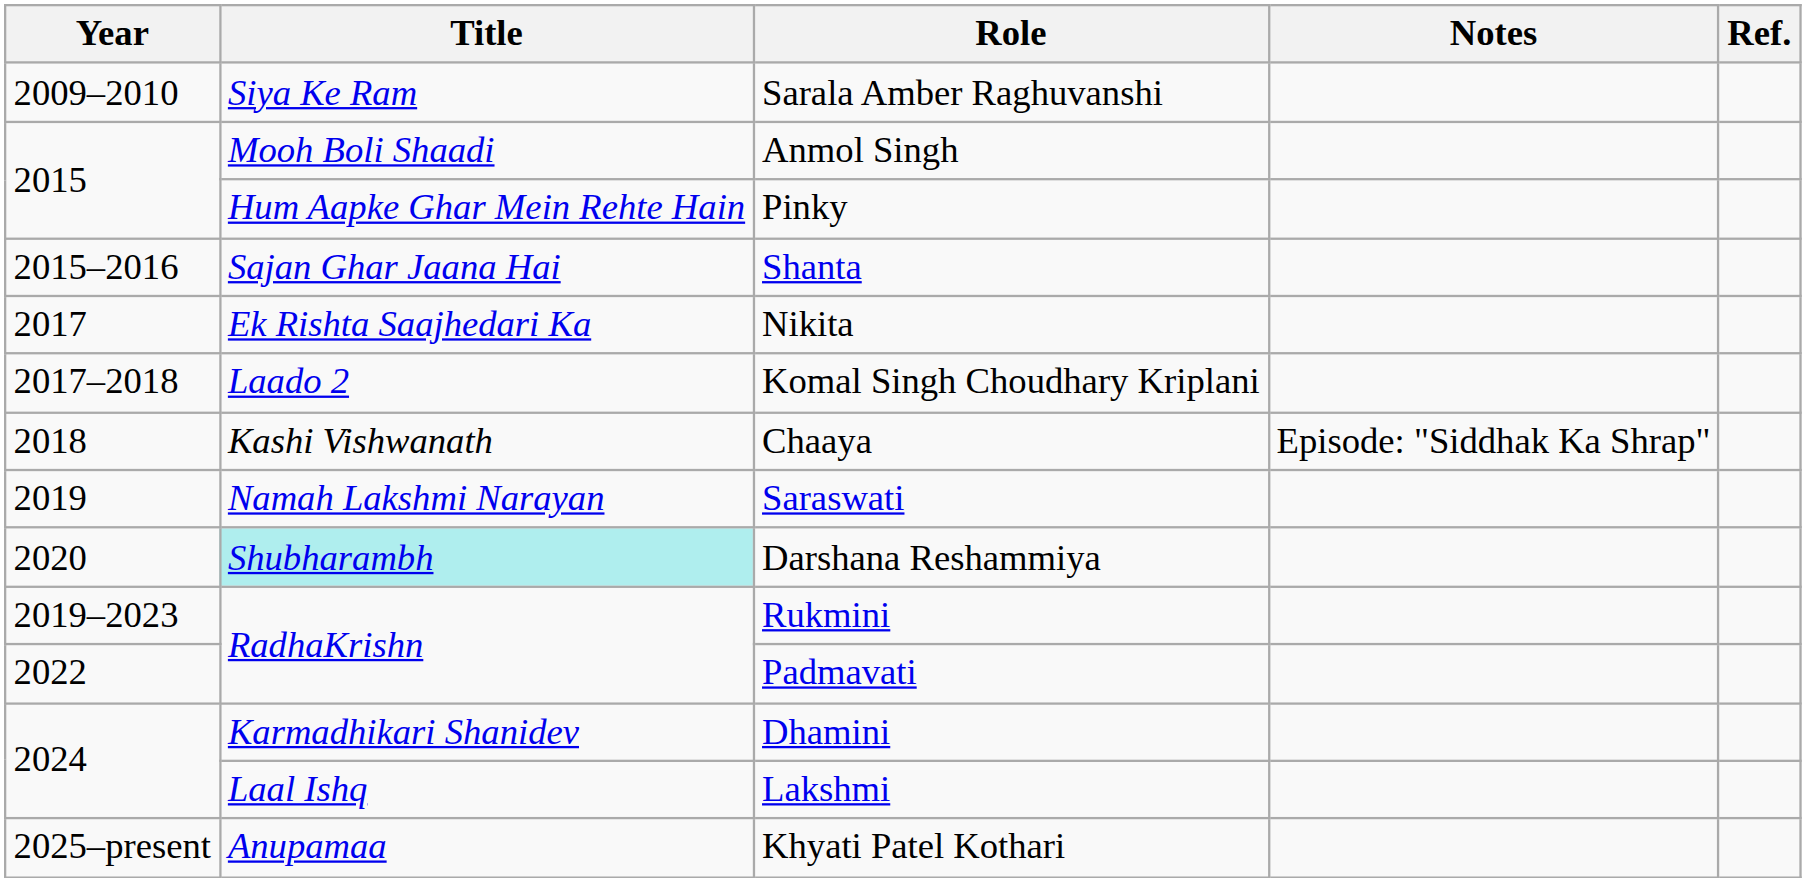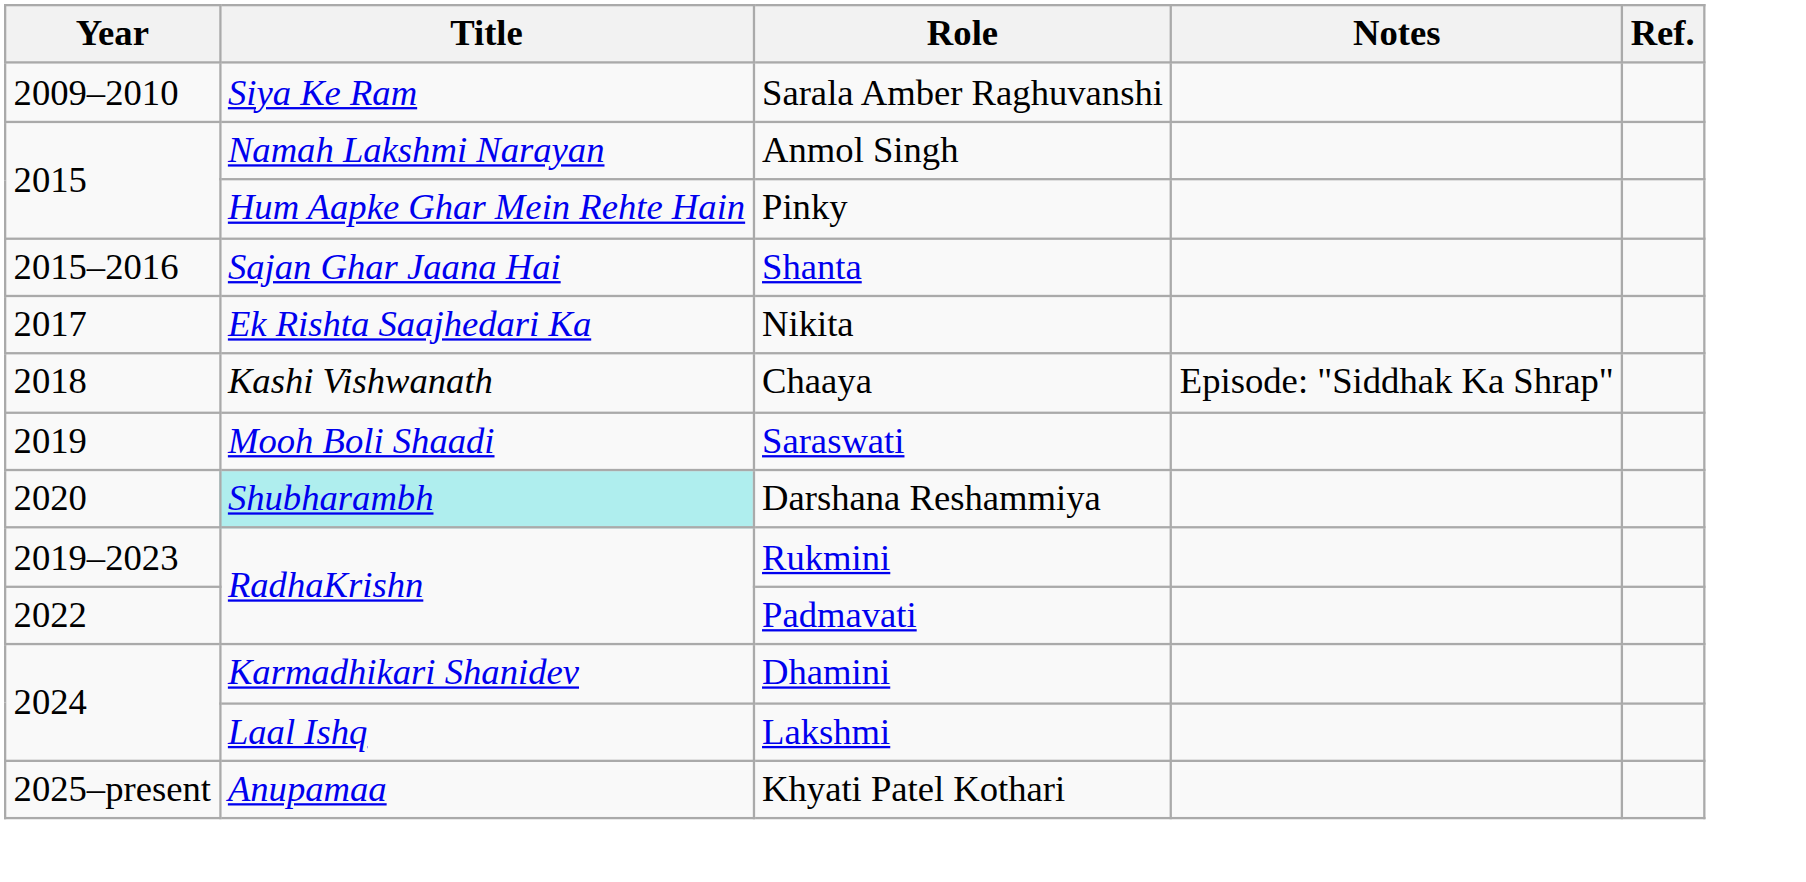(361, 149) Mooh Boli Shaadi -> (416, 149) Namah Lakshmi Narayan
- row: (1011, 382)
(416, 498) Namah Lakshmi Narayan -> (361, 440) Mooh Boli Shaadi
